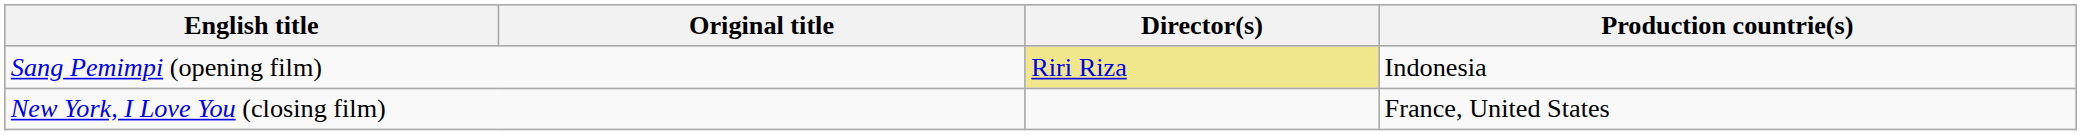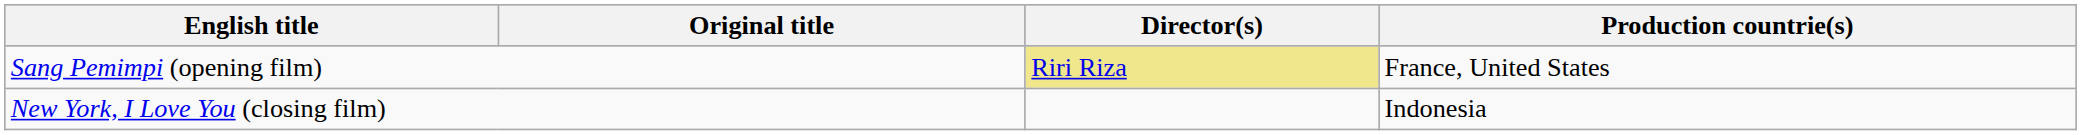(1436, 66) Indonesia -> (1497, 66) France, United States
(1497, 108) France, United States -> (1436, 108) Indonesia
